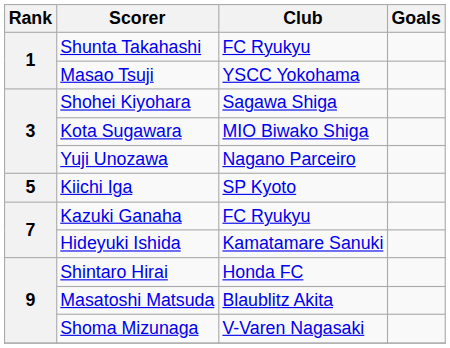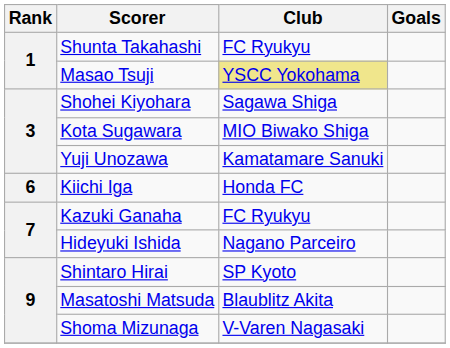(291, 74) no background -> (291, 74) khaki background
(289, 159) Nagano Parceiro -> (303, 159) Kamatamare Sanuki
(30, 187) 5 -> (30, 187) 6
(259, 187) SP Kyoto -> (263, 187) Honda FC
(303, 243) Kamatamare Sanuki -> (289, 243) Nagano Parceiro
(263, 272) Honda FC -> (259, 272) SP Kyoto
